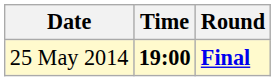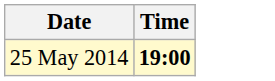- column: (233, 22)
